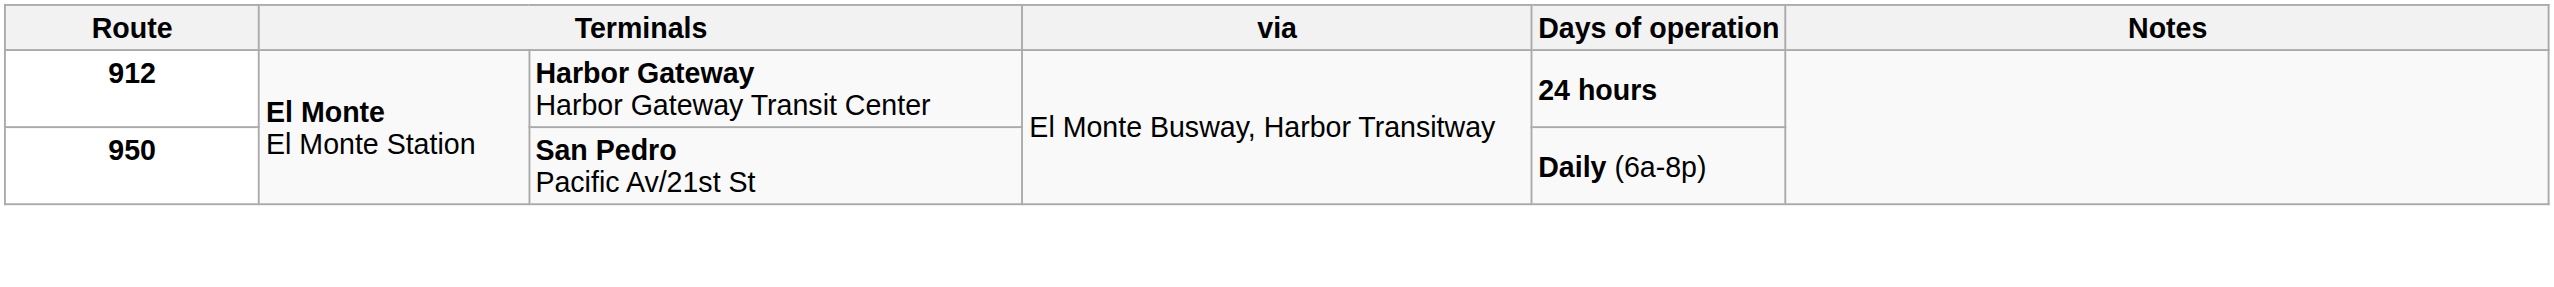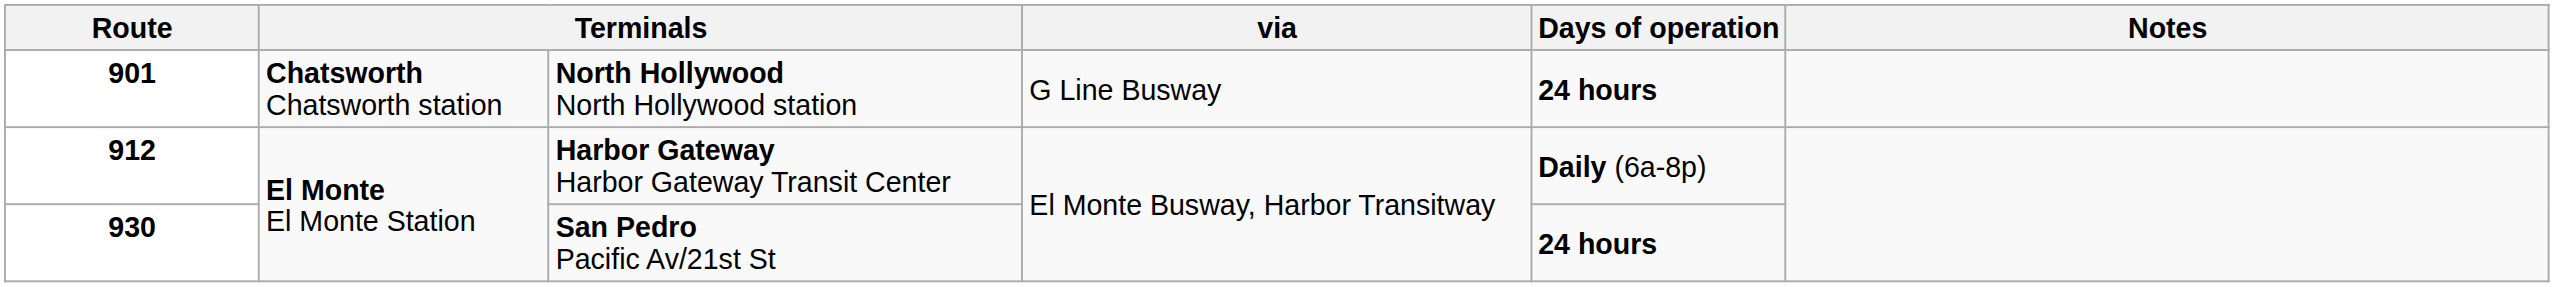+ row: (706, 89)
(1598, 89) 24 hours -> (1622, 166) Daily (6a-8p)
(132, 150) 950 -> (132, 227) 930
(1622, 166) Daily (6a-8p) -> (1598, 243) 24 hours
